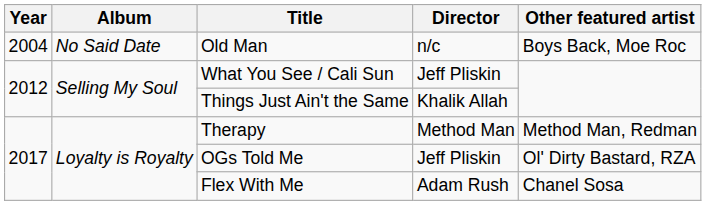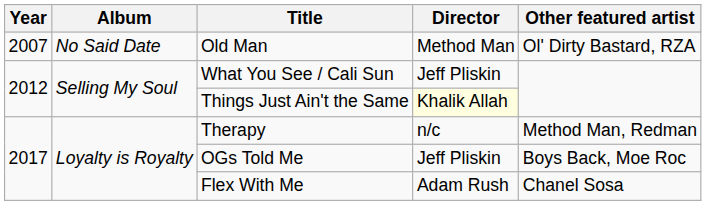(28, 46) 2004 -> (28, 46) 2007
(429, 46) n/c -> (466, 46) Method Man
(604, 46) Boys Back, Moe Roc -> (609, 46) Ol' Dirty Bastard, RZA
(462, 102) no background -> (462, 102) lightyellow background
(466, 130) Method Man -> (429, 130) n/c
(609, 158) Ol' Dirty Bastard, RZA -> (604, 158) Boys Back, Moe Roc
